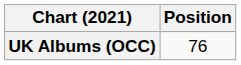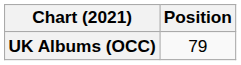(198, 45) 76 -> (198, 45) 79
